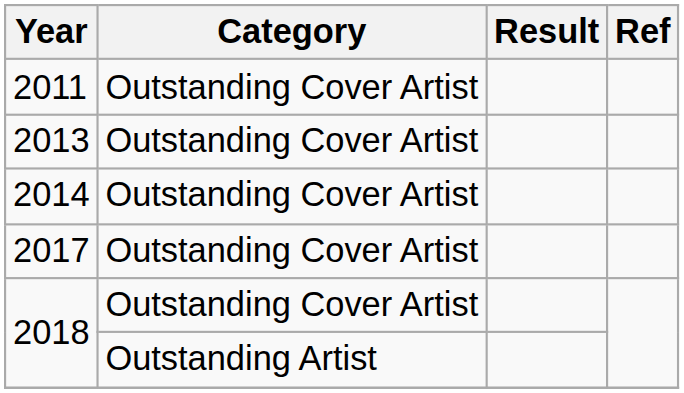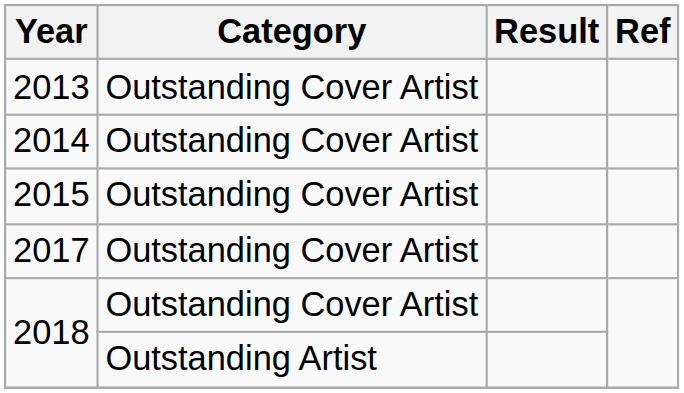- row: (50, 86)
+ row: (51, 195)
